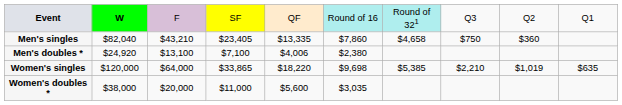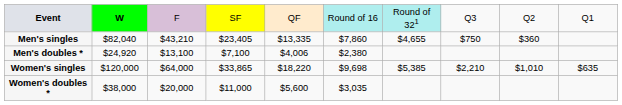(412, 39) $4,658 -> (412, 39) $4,655
(529, 68) $1,019 -> (529, 68) $1,010
